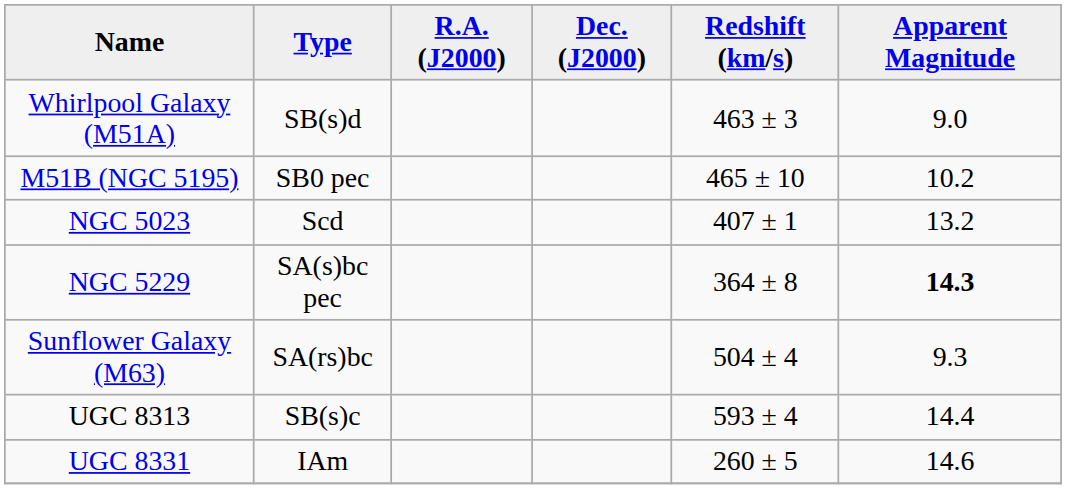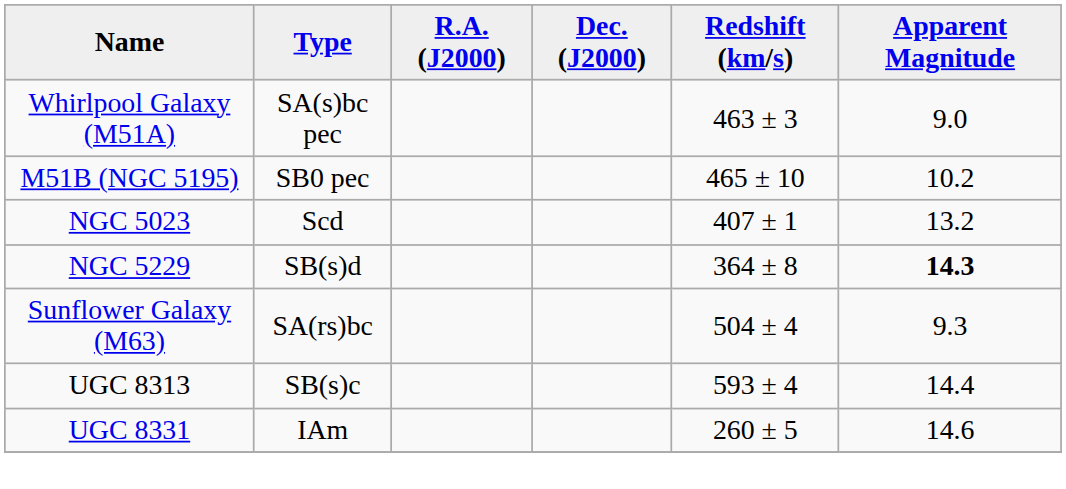(323, 117) SB(s)d -> (323, 117) SA(s)bc pec
(323, 281) SA(s)bc pec -> (323, 265) SB(s)d
